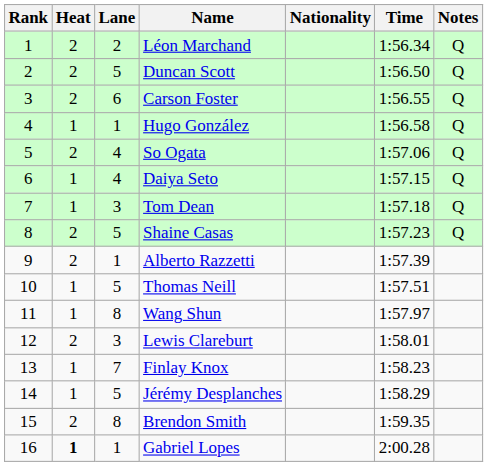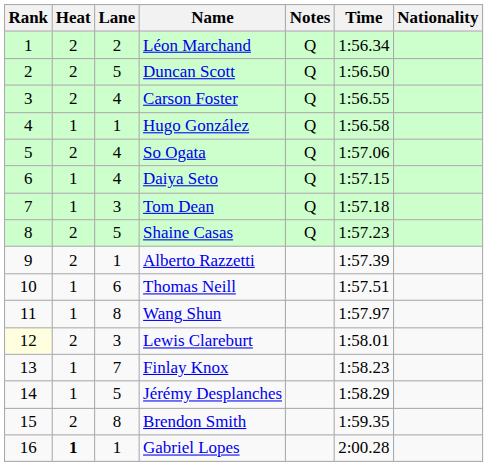columns swapped: (330, 17) <-> (458, 17)
(117, 98) 6 -> (117, 98) 4
(117, 286) 5 -> (117, 286) 6
(28, 340) no background -> (28, 340) lightyellow background
